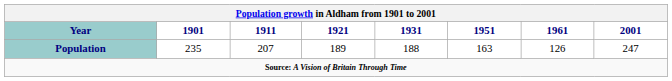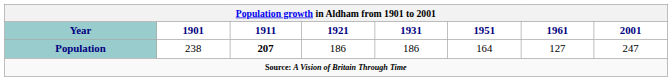(193, 49) 235 -> (193, 49) 238
(266, 49) normal -> (266, 49) bold
(338, 49) 189 -> (338, 49) 186
(411, 49) 188 -> (411, 49) 186
(484, 49) 163 -> (484, 49) 164
(557, 49) 126 -> (557, 49) 127
